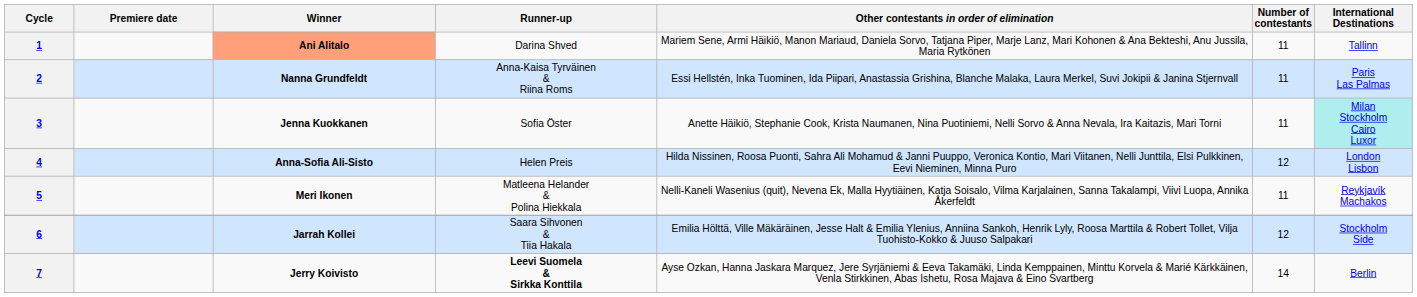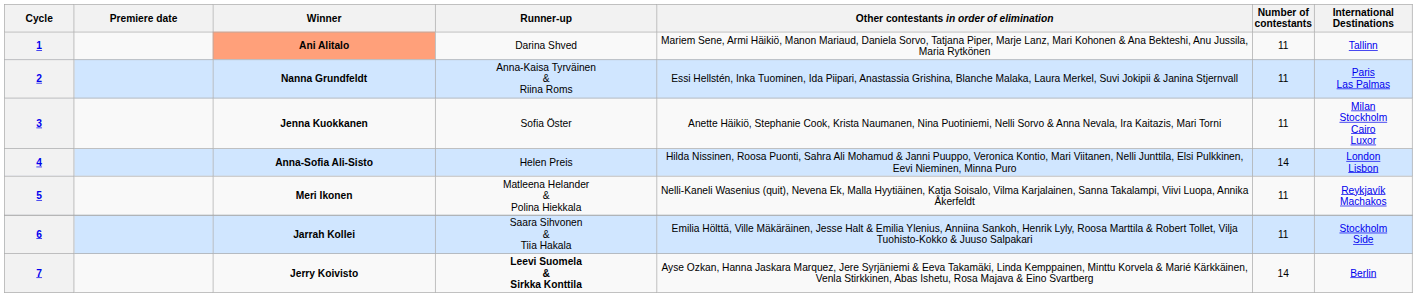(1363, 124) paleturquoise background -> (1363, 124) no background
(1283, 163) 12 -> (1283, 163) 14
(1283, 235) 12 -> (1283, 235) 11
